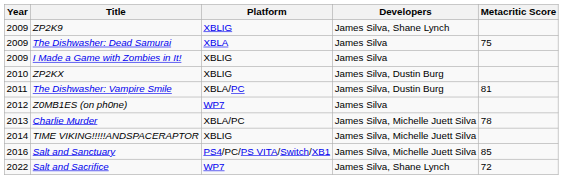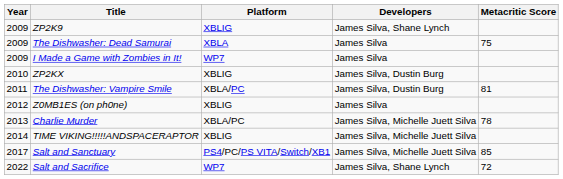(218, 58) XBLIG -> (214, 58) WP7
(214, 105) WP7 -> (218, 105) XBLIG
(17, 151) 2016 -> (17, 151) 2017
